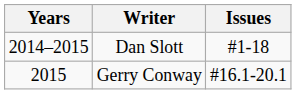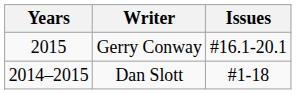rows swapped: (149, 46) <-> (149, 74)
